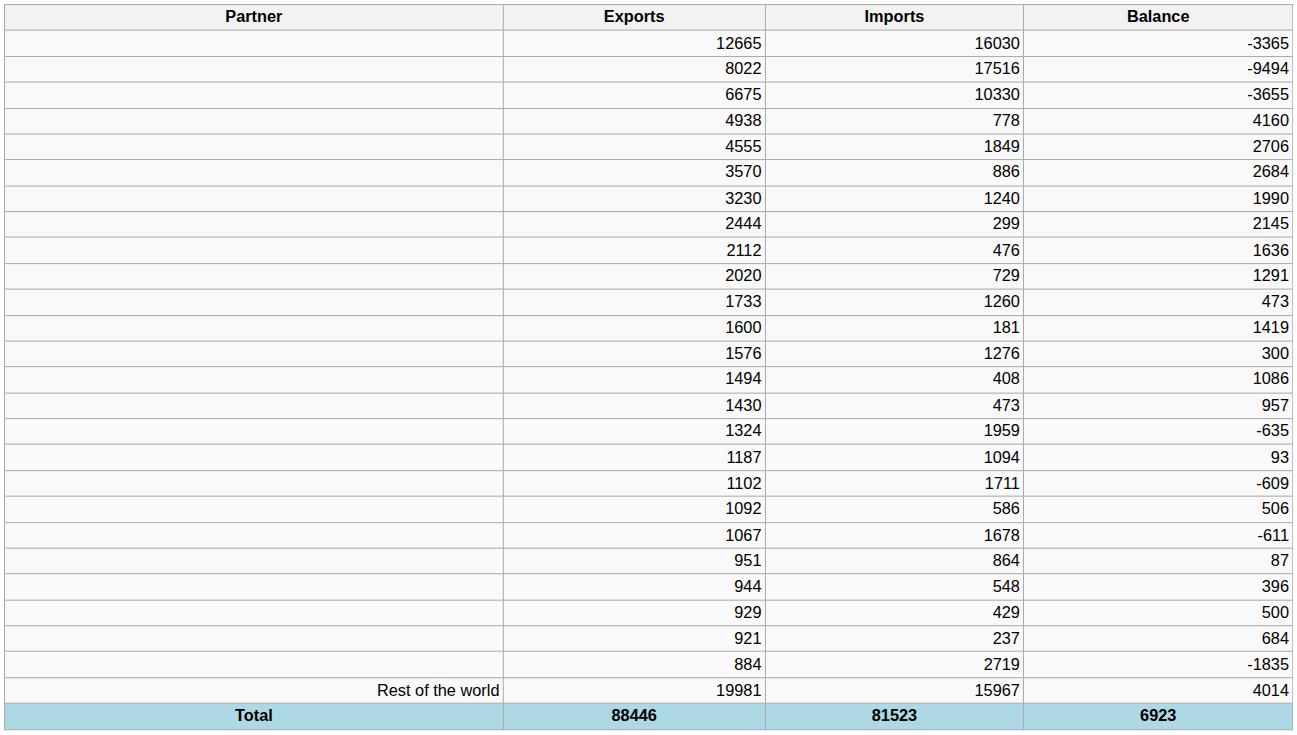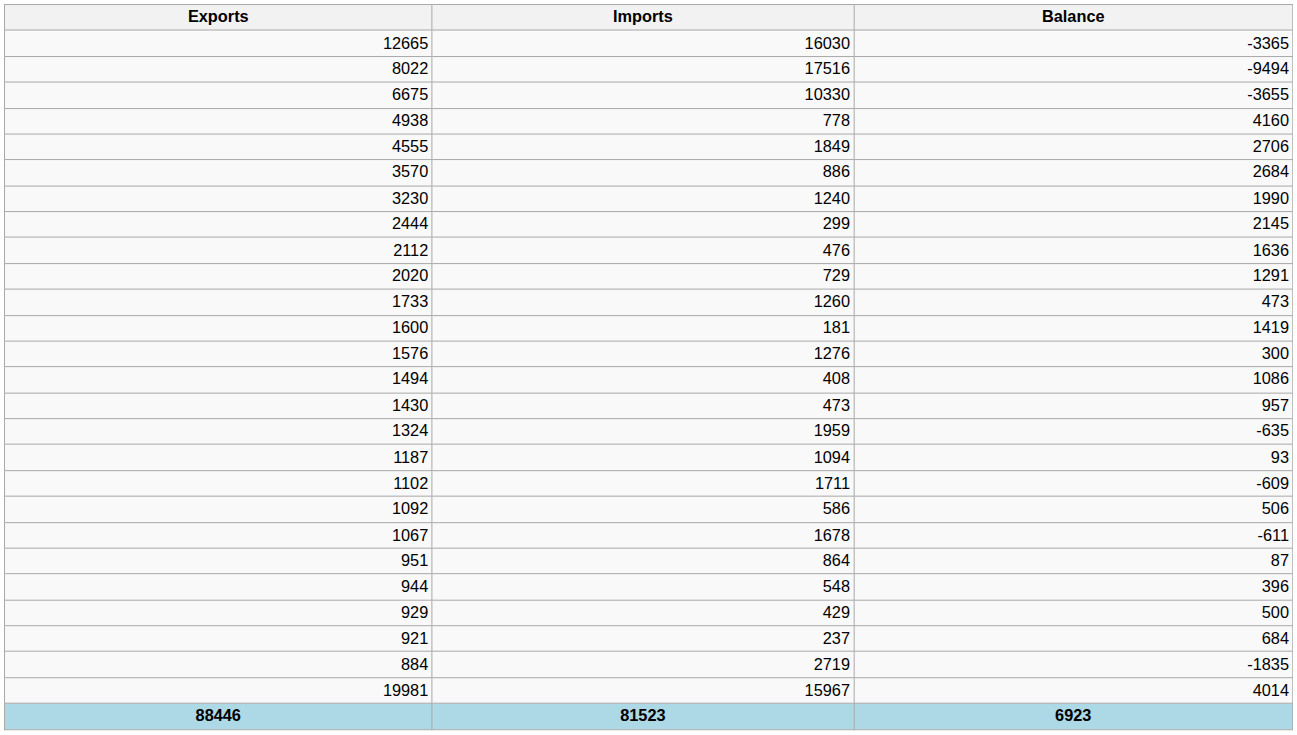- column: (254, 17)
